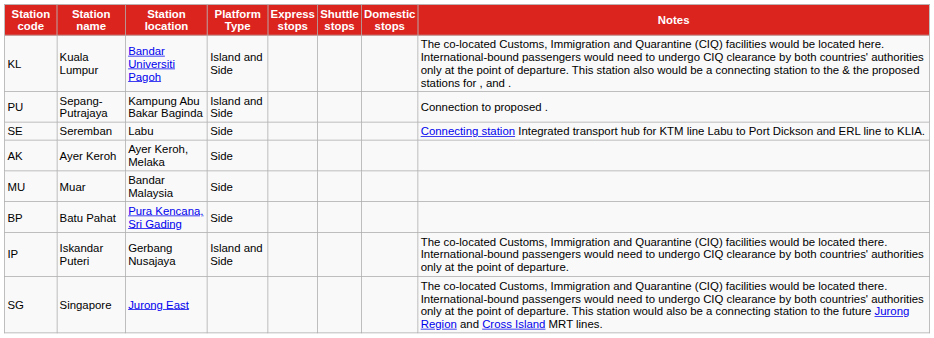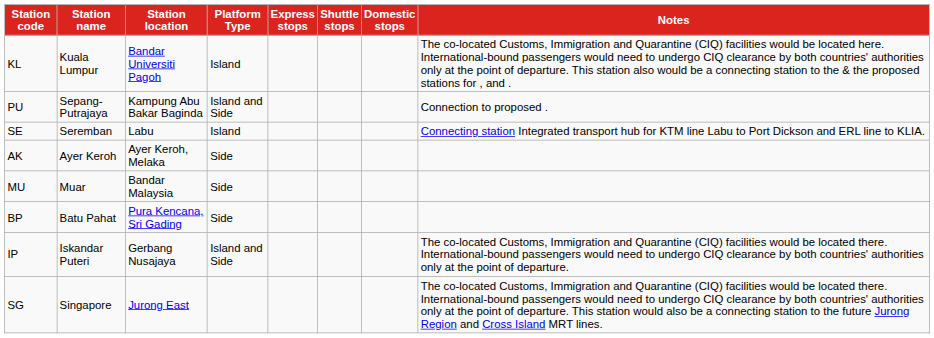(236, 64) Island and Side -> (225, 64) Island
(222, 131) Side -> (225, 131) Island
